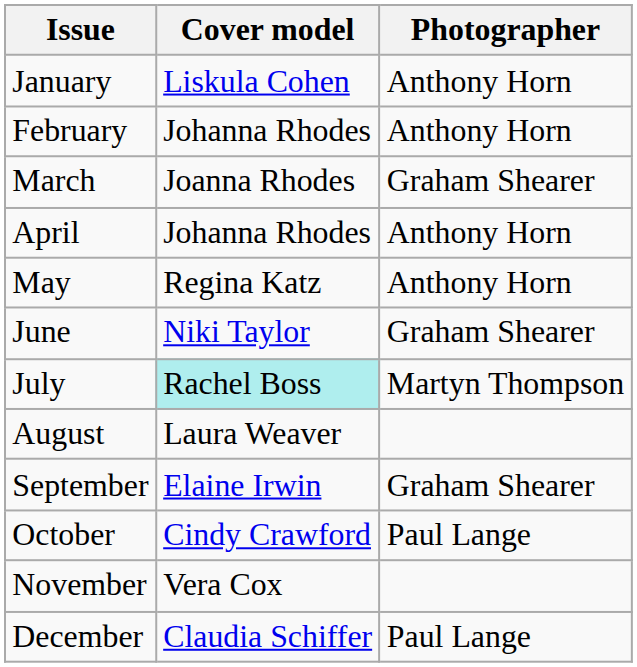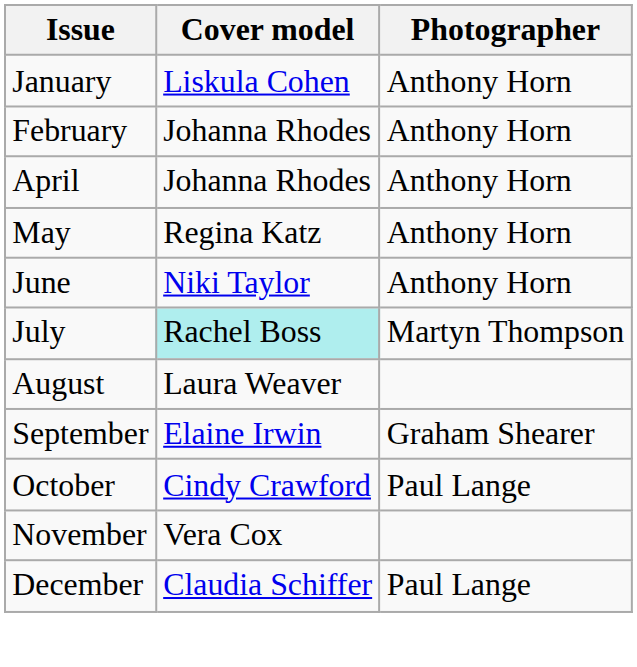- row: (54, 181)
(491, 332) Graham Shearer -> (479, 282) Anthony Horn
